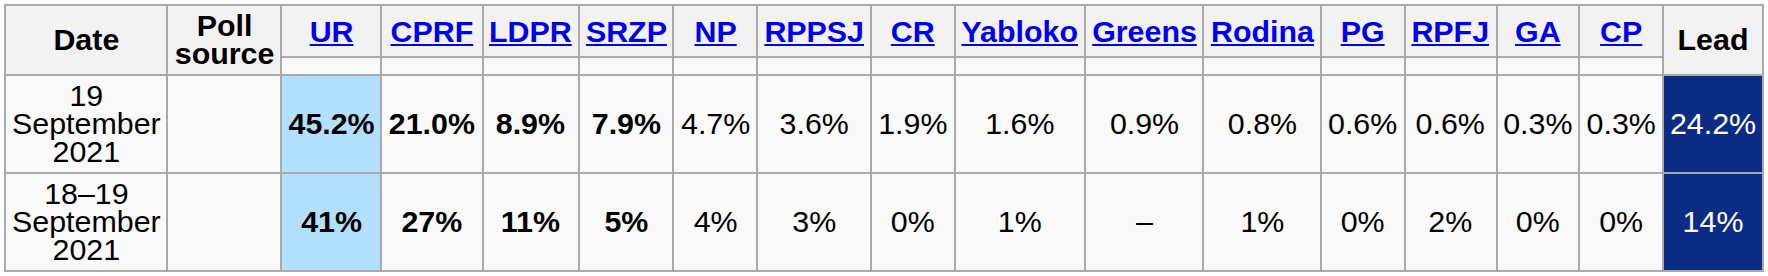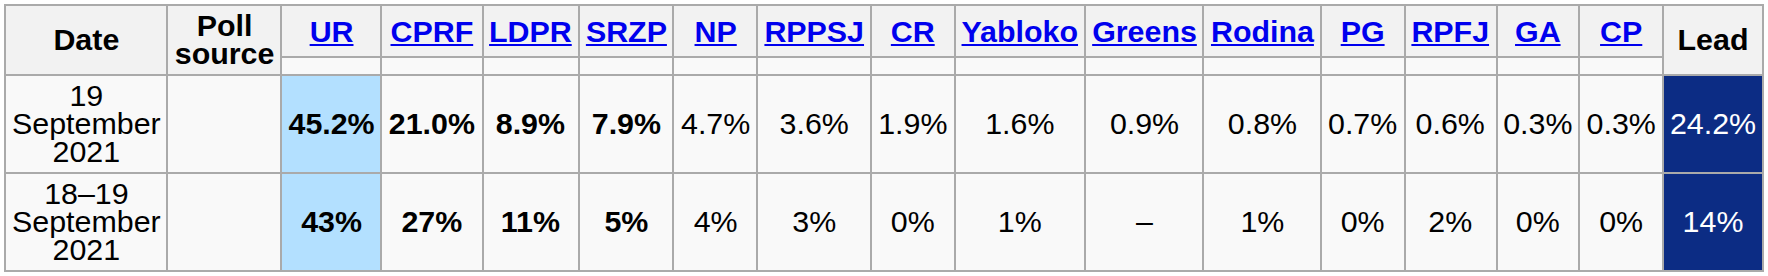(1363, 123) 0.6% -> (1363, 123) 0.7%
(332, 222) 41% -> (332, 222) 43%
